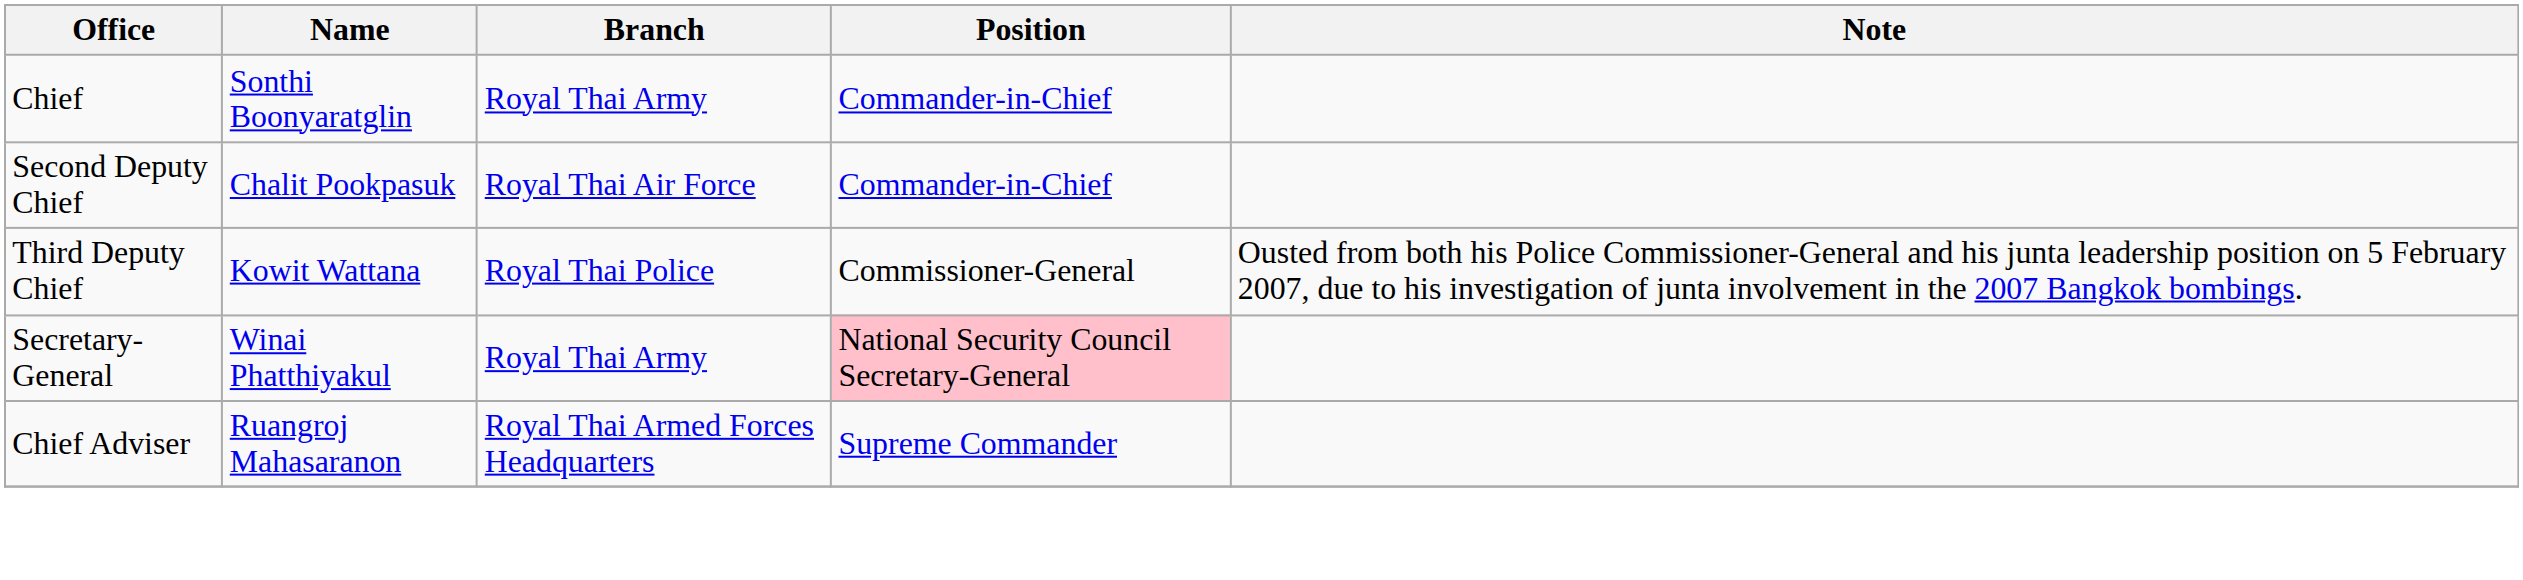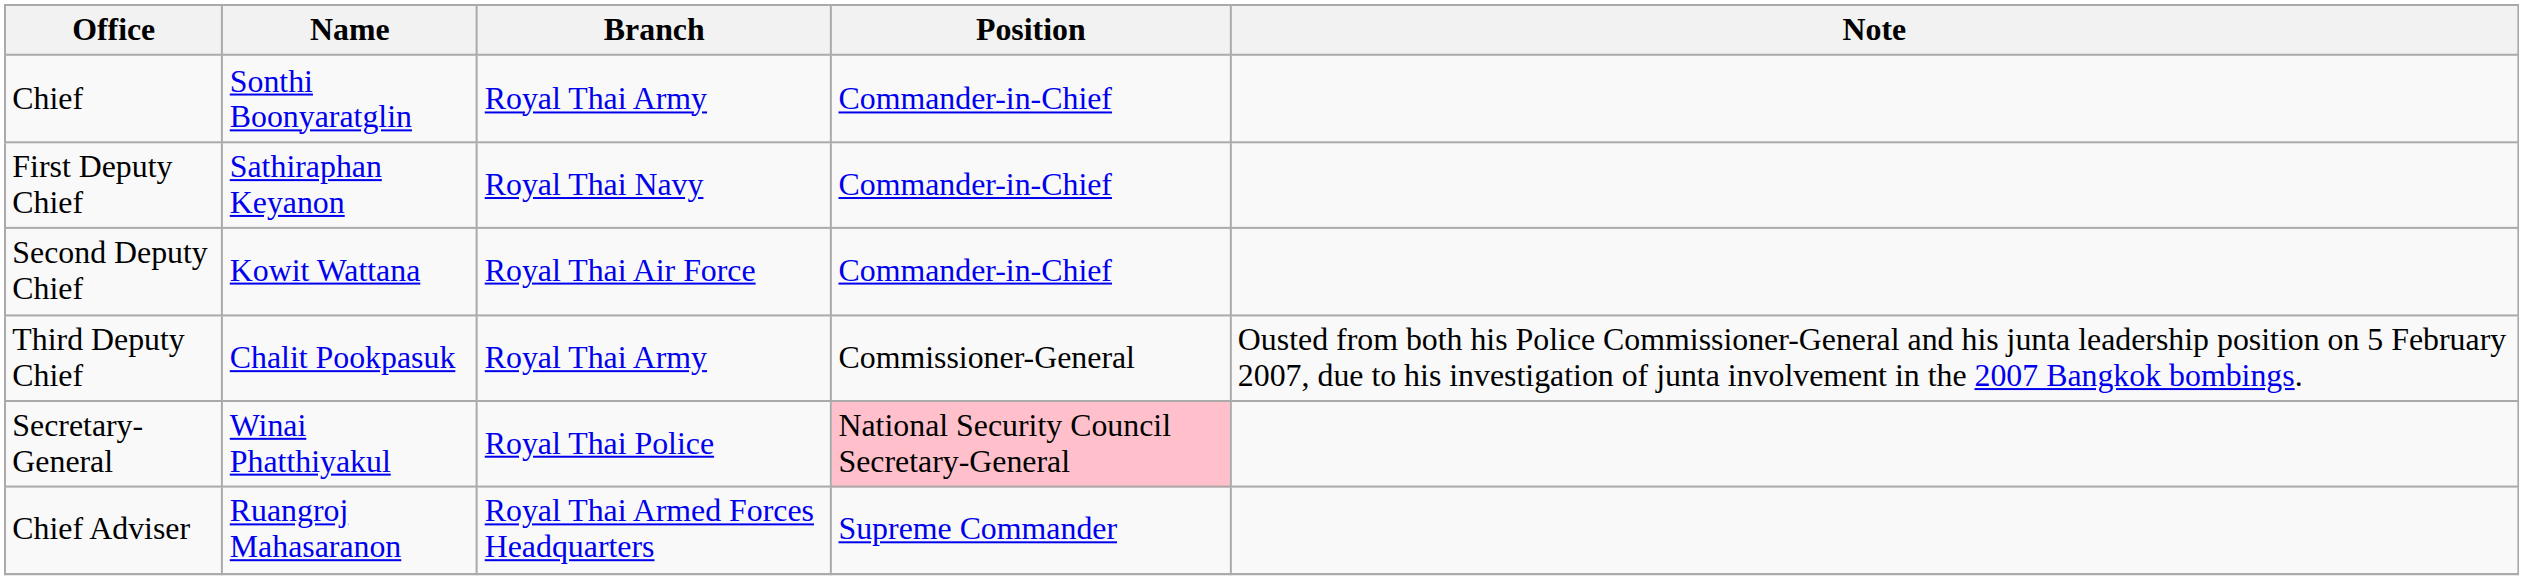+ row: (92, 184)
(343, 184) Chalit Pookpasuk -> (325, 270) Kowit Wattana
(325, 270) Kowit Wattana -> (343, 357) Chalit Pookpasuk
(599, 270) Royal Thai Police -> (596, 357) Royal Thai Army
(596, 357) Royal Thai Army -> (599, 443) Royal Thai Police
